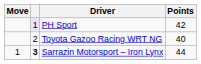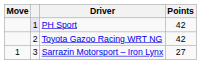(181, 38) 40 -> (181, 38) 42
(35, 52) bold -> (35, 52) normal
(181, 52) 44 -> (181, 52) 27
